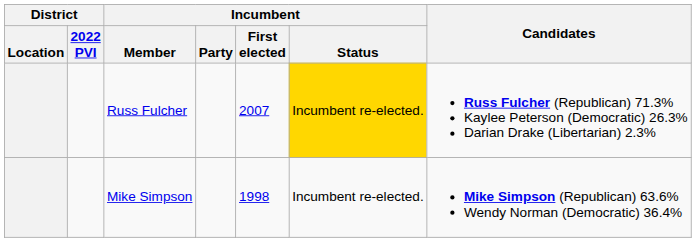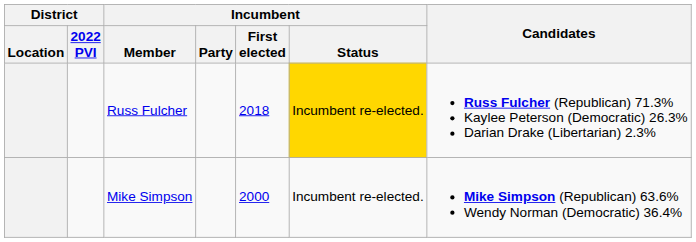(254, 110) 2007 -> (254, 110) 2018
(254, 197) 1998 -> (254, 197) 2000
